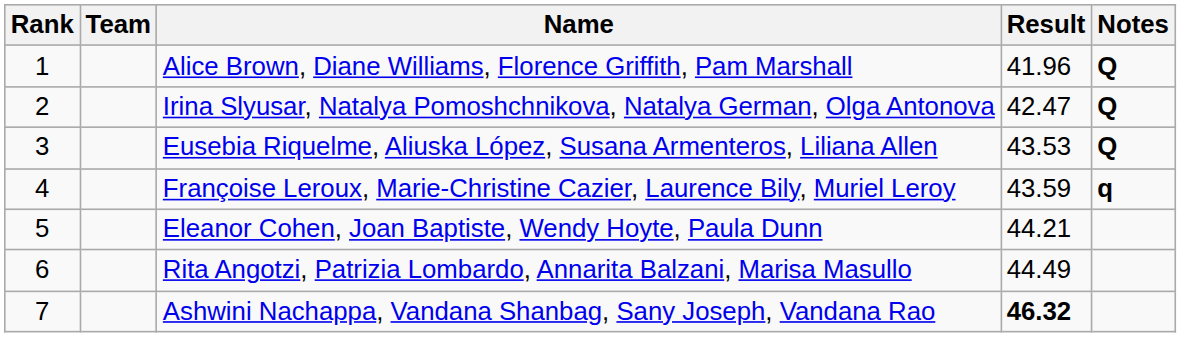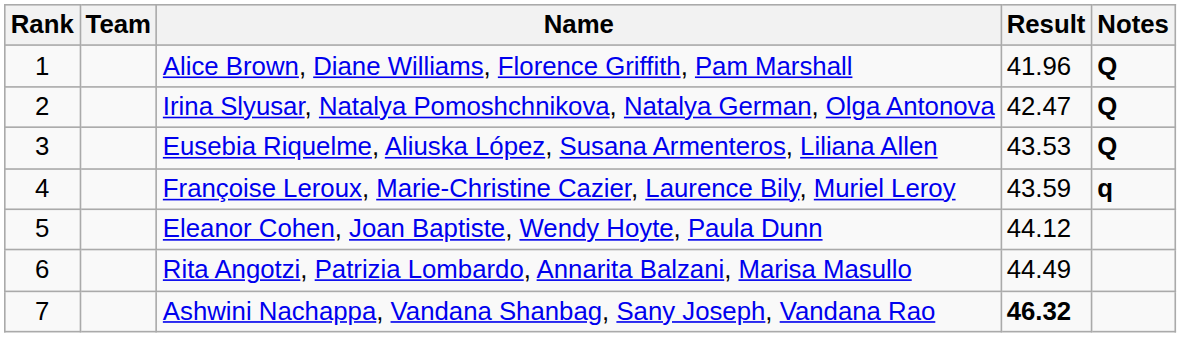(1039, 229) 44.21 -> (1039, 229) 44.12
